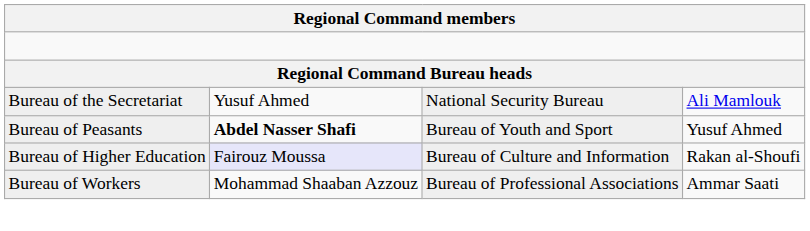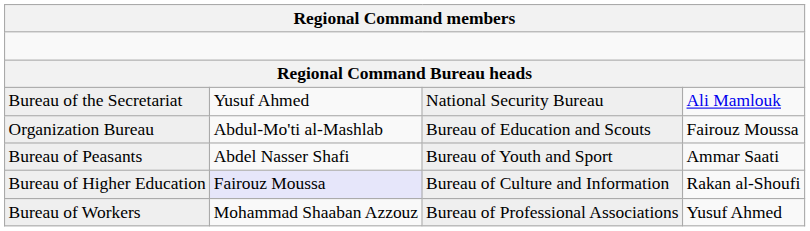+ row: (81, 128)
(285, 128) bold -> (282, 156) normal
(734, 128) Yusuf Ahmed -> (733, 156) Ammar Saati
(733, 184) Ammar Saati -> (734, 211) Yusuf Ahmed
